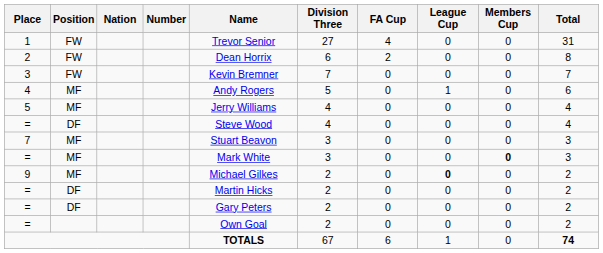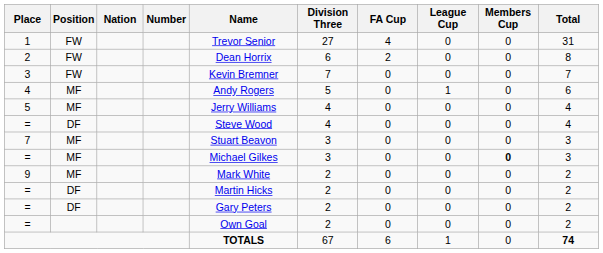(244, 157) Mark White -> (244, 157) Michael Gilkes
(244, 174) Michael Gilkes -> (244, 174) Mark White
(448, 174) bold -> (448, 174) normal
